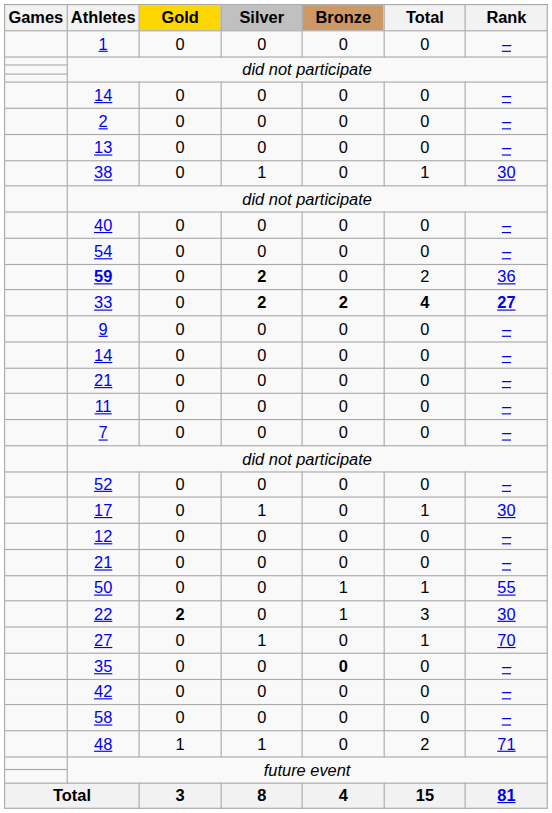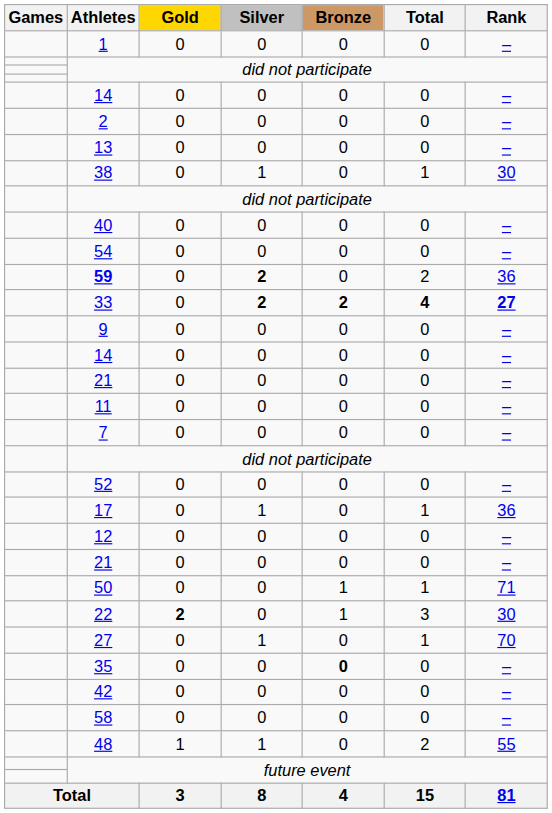(506, 511) 30 -> (506, 511) 36
(506, 588) 55 -> (506, 588) 71
(506, 744) 71 -> (506, 744) 55
